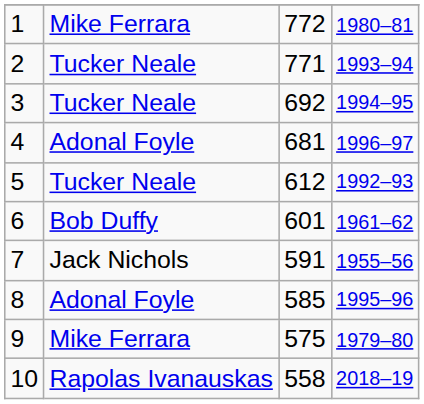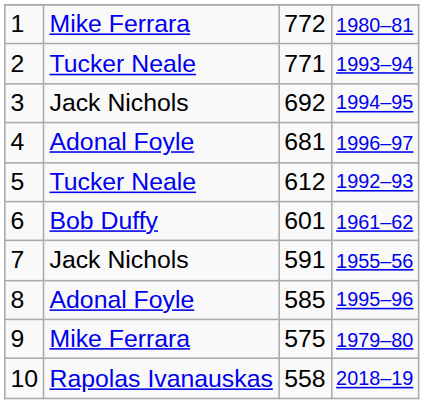(123, 102) Tucker Neale -> (119, 102) Jack Nichols
